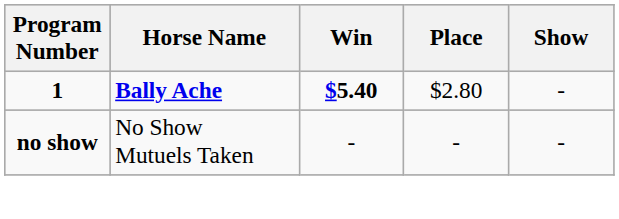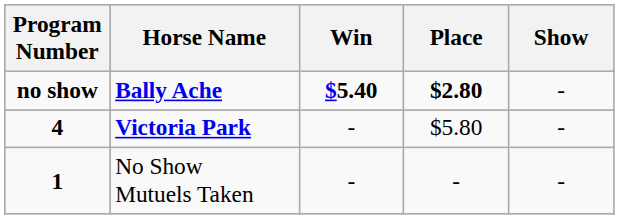(57, 90) 1 -> (57, 90) no show
(456, 90) normal -> (456, 90) bold
+ row: (183, 128)
(57, 142) no show -> (57, 180) 1
